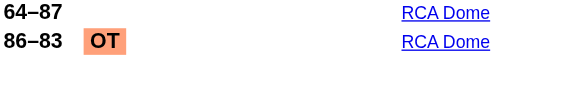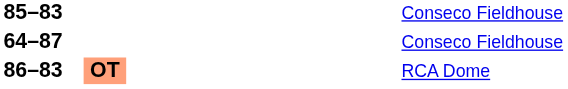+ row: (33, 12)
(446, 13) RCA Dome -> (482, 42) Conseco Fieldhouse
